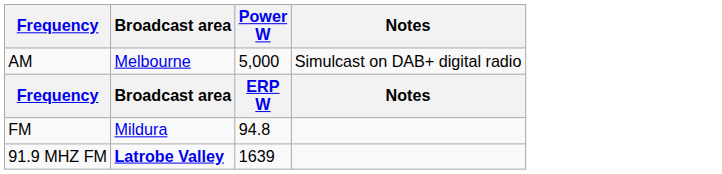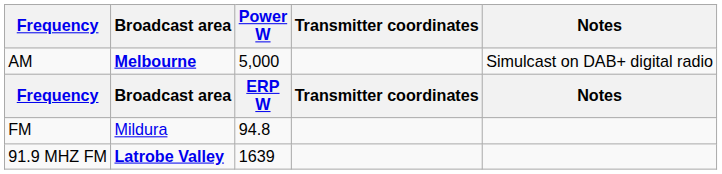+ column: (387, 26)
(153, 61) normal -> (155, 61) bold
